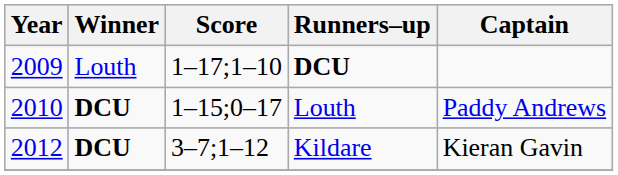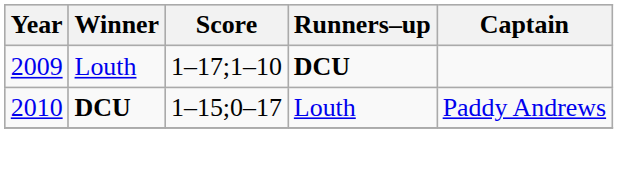- row: (333, 148)
